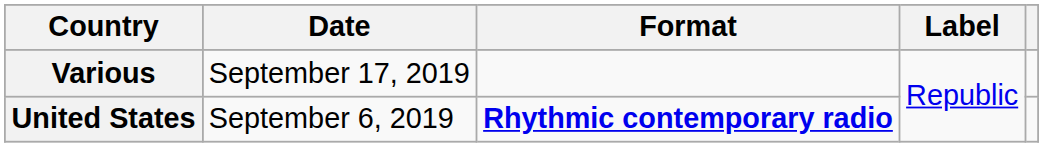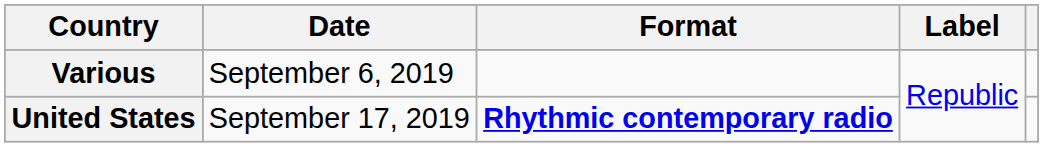(339, 73) September 17, 2019 -> (331, 73) September 6, 2019
(331, 118) September 6, 2019 -> (339, 118) September 17, 2019
